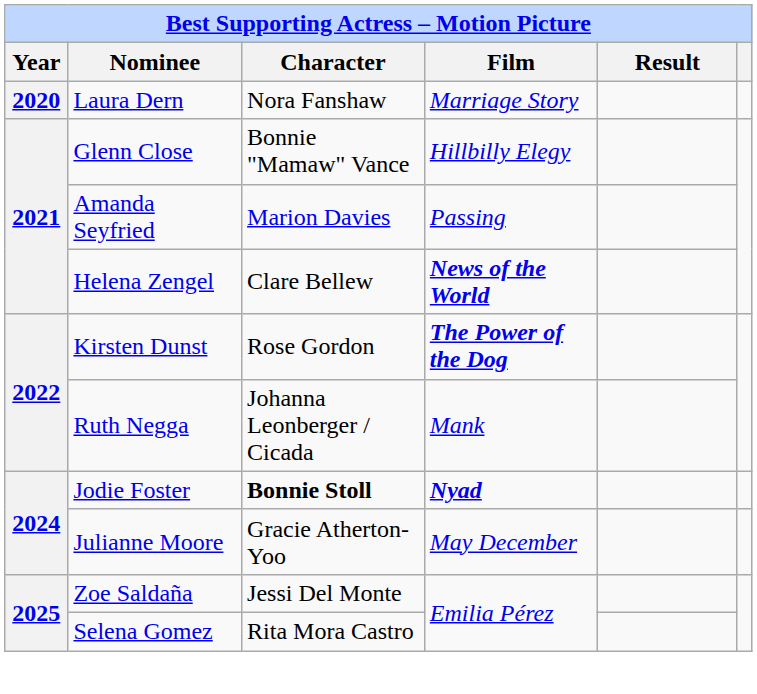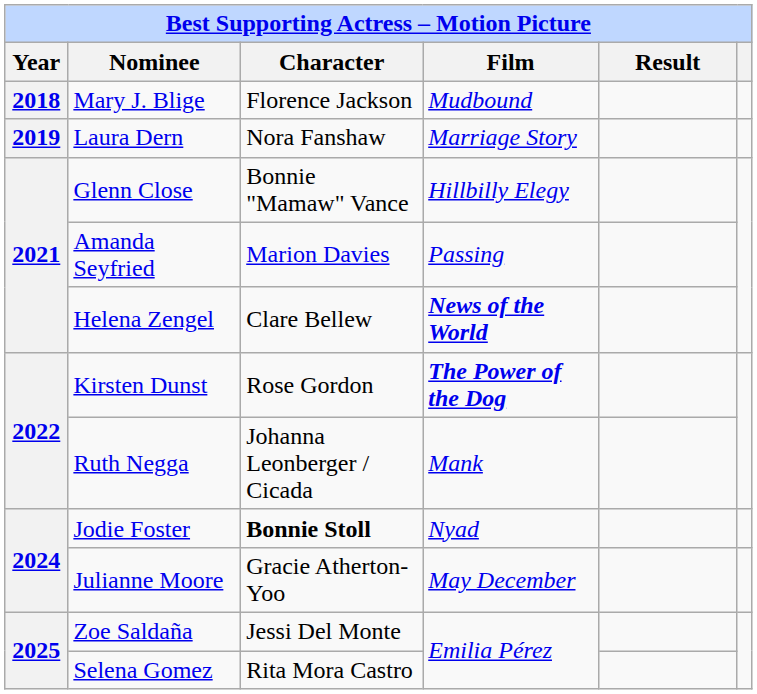+ row: (139, 99)
(36, 99) 2020 -> (36, 137) 2019
(456, 490) bold -> (454, 528) normal
